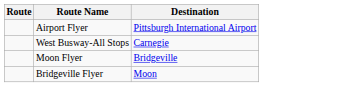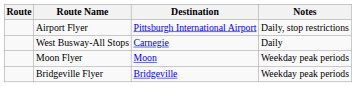+ column: (305, 12)
(155, 58) Bridgeville -> (145, 58) Moon
(145, 74) Moon -> (155, 74) Bridgeville
